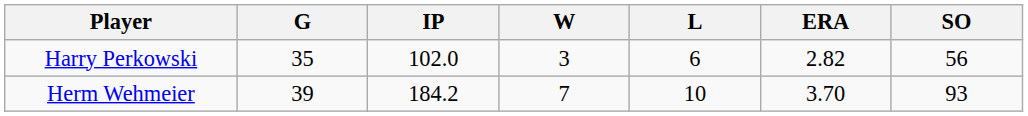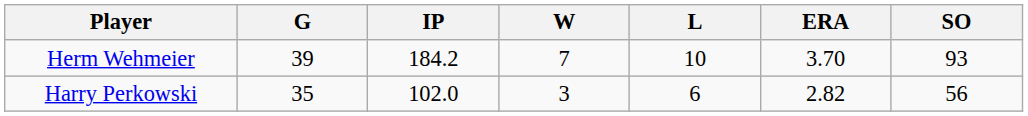rows swapped: (121, 93) <-> (121, 57)
